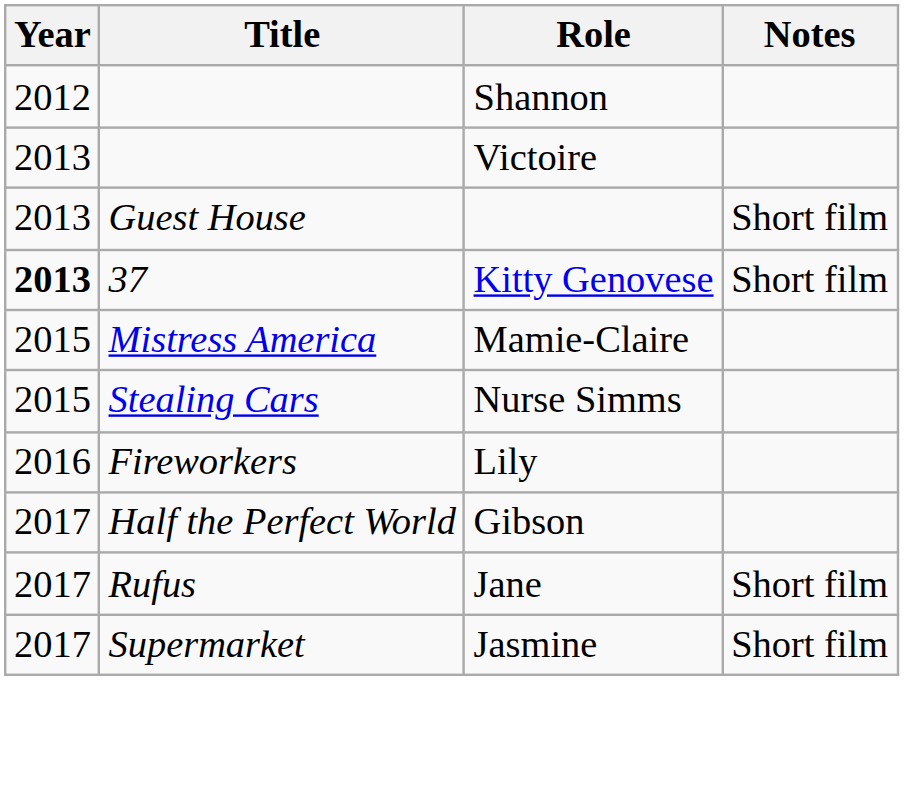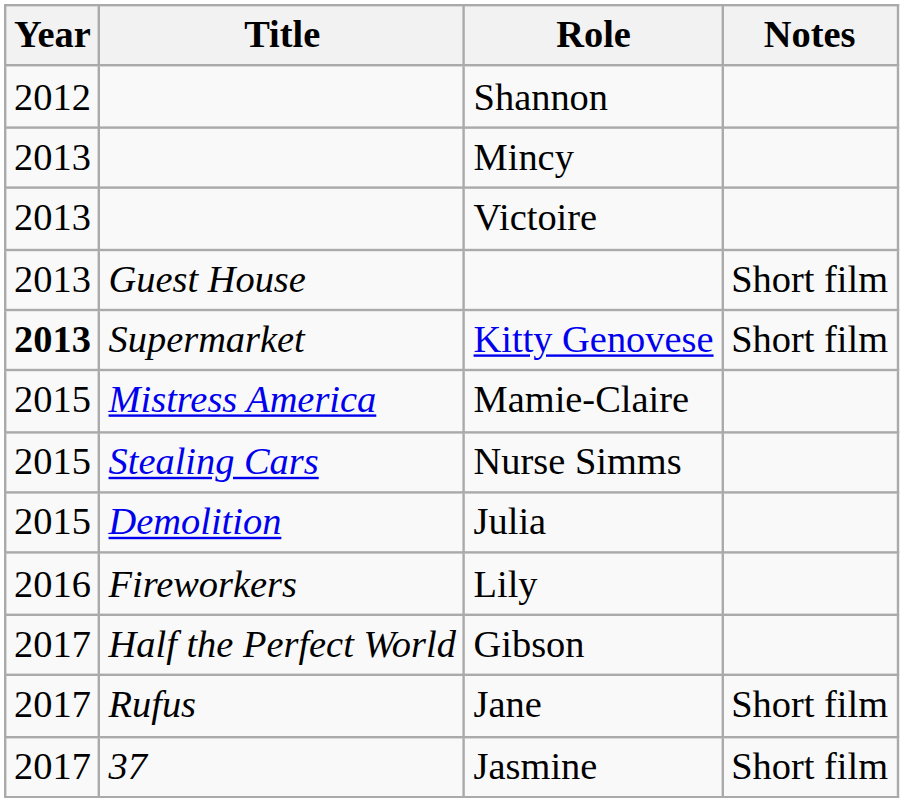+ row: (524, 156)
(128, 278) 37 -> (207, 339) Supermarket
+ row: (510, 522)
(207, 643) Supermarket -> (128, 765) 37
